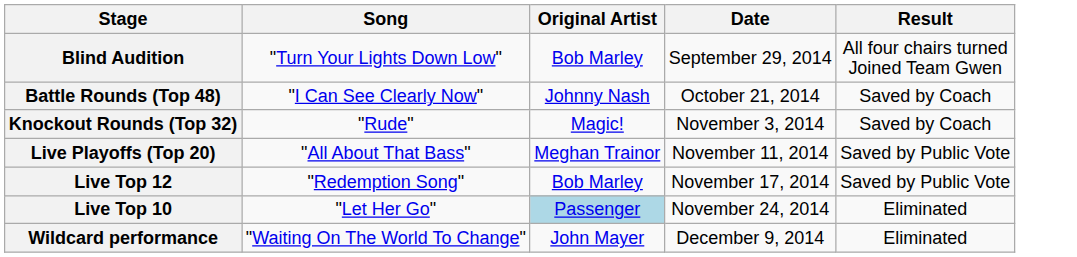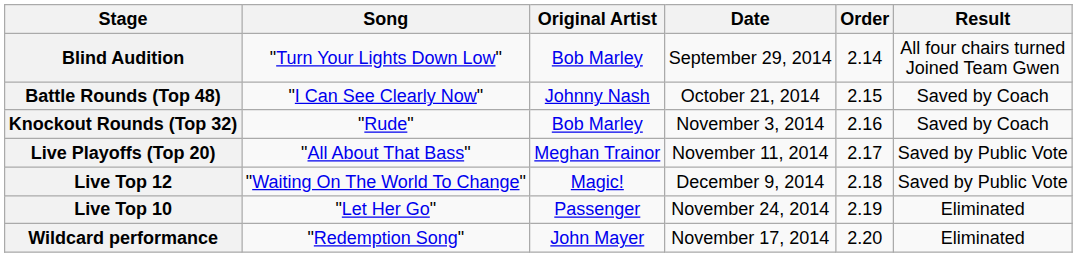+ column: (865, 19)
(597, 125) Magic! -> (597, 125) Bob Marley
(386, 181) "Redemption Song" -> (386, 181) "Waiting On The World To Change"
(597, 181) Bob Marley -> (597, 181) Magic!
(750, 181) November 17, 2014 -> (750, 181) December 9, 2014
(597, 210) lightblue background -> (597, 210) no background
(386, 238) "Waiting On The World To Change" -> (386, 238) "Redemption Song"
(750, 238) December 9, 2014 -> (750, 238) November 17, 2014
